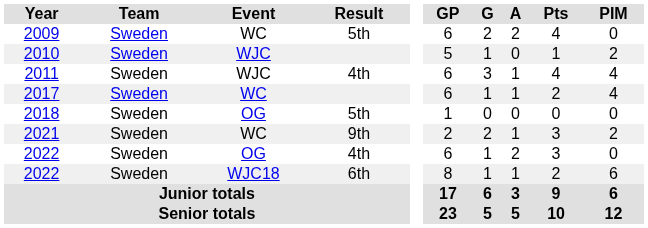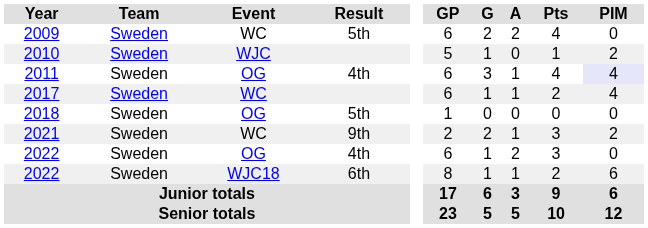(253, 74) WJC -> (253, 74) OG
(613, 74) no background -> (613, 74) lavender background
